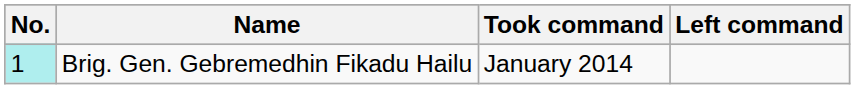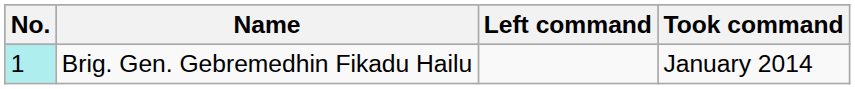columns swapped: (574, 25) <-> (759, 25)
